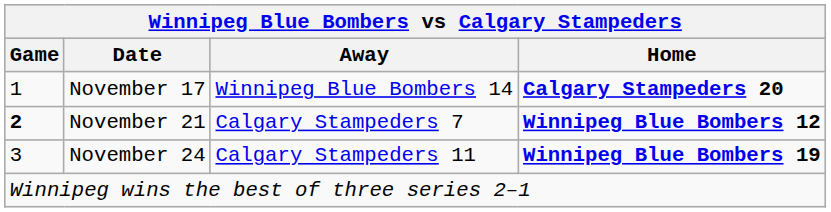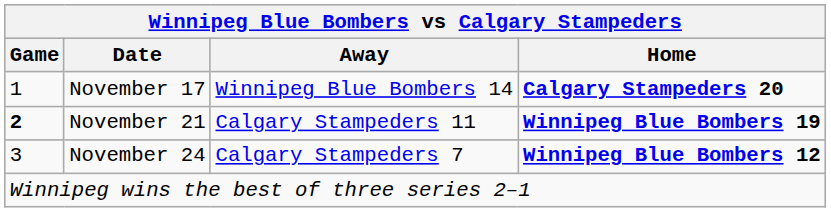(340, 123) Calgary Stampeders 7 -> (346, 123) Calgary Stampeders 11
(672, 123) Winnipeg Blue Bombers 12 -> (672, 123) Winnipeg Blue Bombers 19
(346, 156) Calgary Stampeders 11 -> (340, 156) Calgary Stampeders 7
(672, 156) Winnipeg Blue Bombers 19 -> (672, 156) Winnipeg Blue Bombers 12
